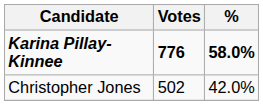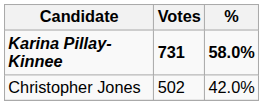(171, 52) 776 -> (171, 52) 731
